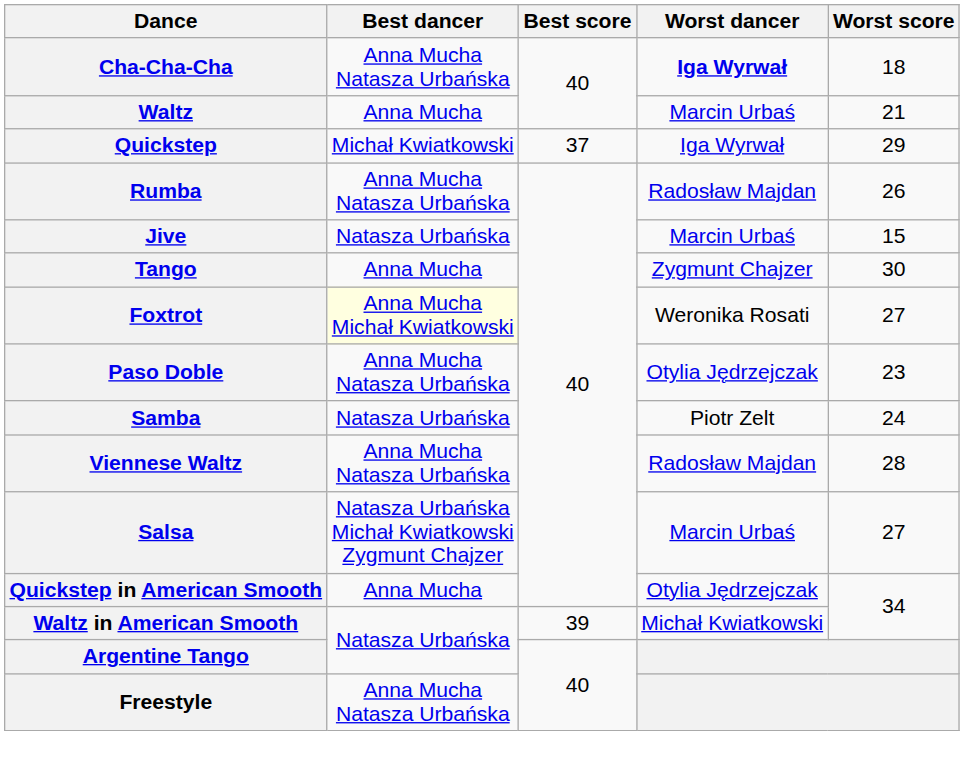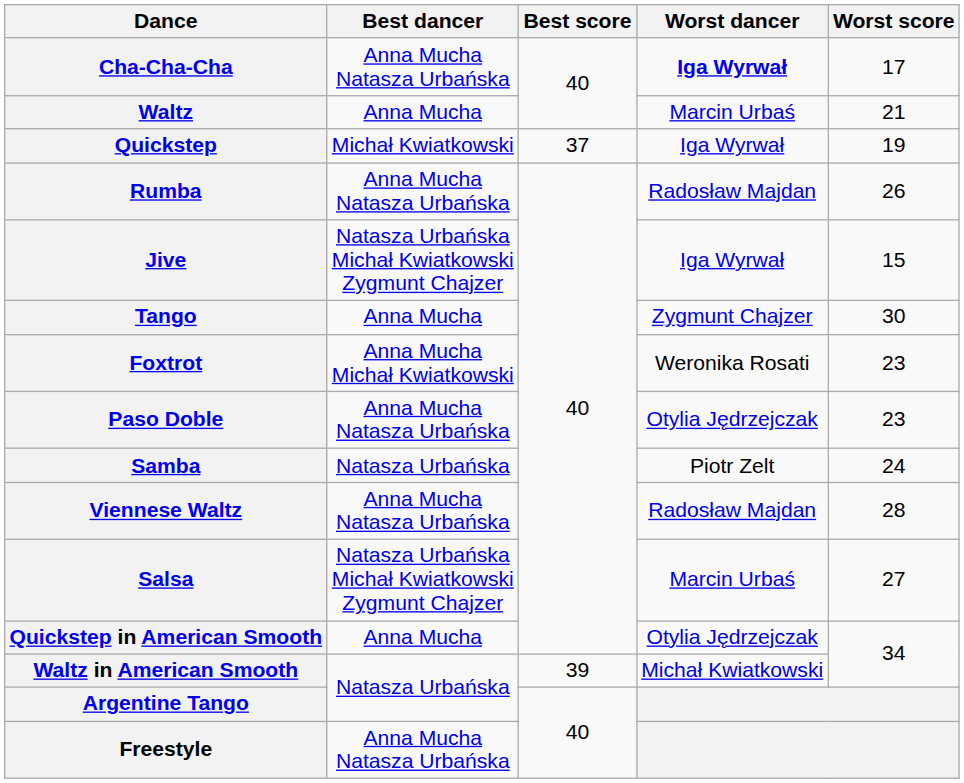(894, 66) 18 -> (894, 66) 17
(894, 145) 29 -> (894, 145) 19
(423, 236) Natasza Urbańska -> (423, 260) Natasza Urbańska Michał Kwiatkowski Zygmunt Chajzer
(732, 236) Marcin Urbaś -> (732, 260) Iga Wyrwał
(423, 315) lightyellow background -> (423, 362) no background
(894, 315) 27 -> (894, 362) 23
